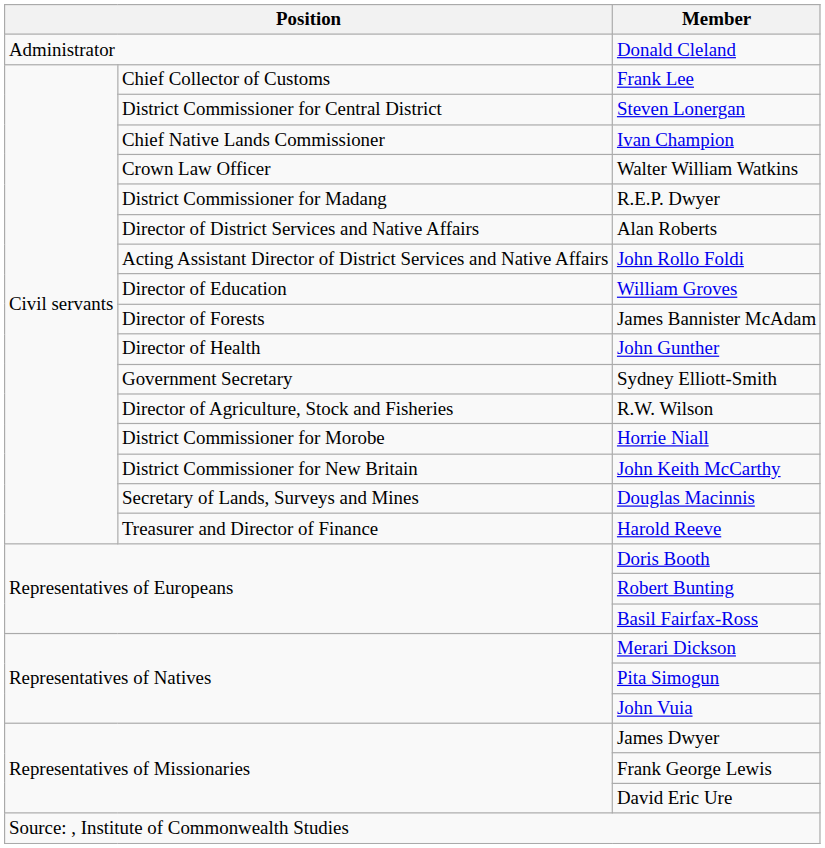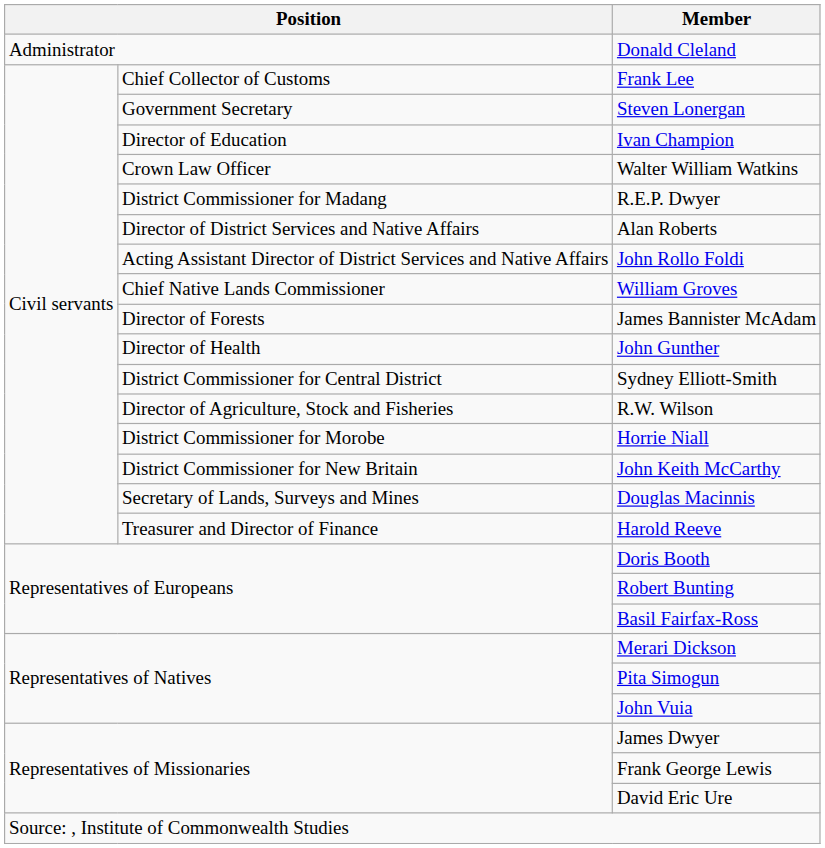(282, 109) District Commissioner for Central District -> (207, 109) Government Secretary
(253, 139) Chief Native Lands Commissioner -> (204, 139) Director of Education
(204, 288) Director of Education -> (253, 288) Chief Native Lands Commissioner
(207, 378) Government Secretary -> (282, 378) District Commissioner for Central District
